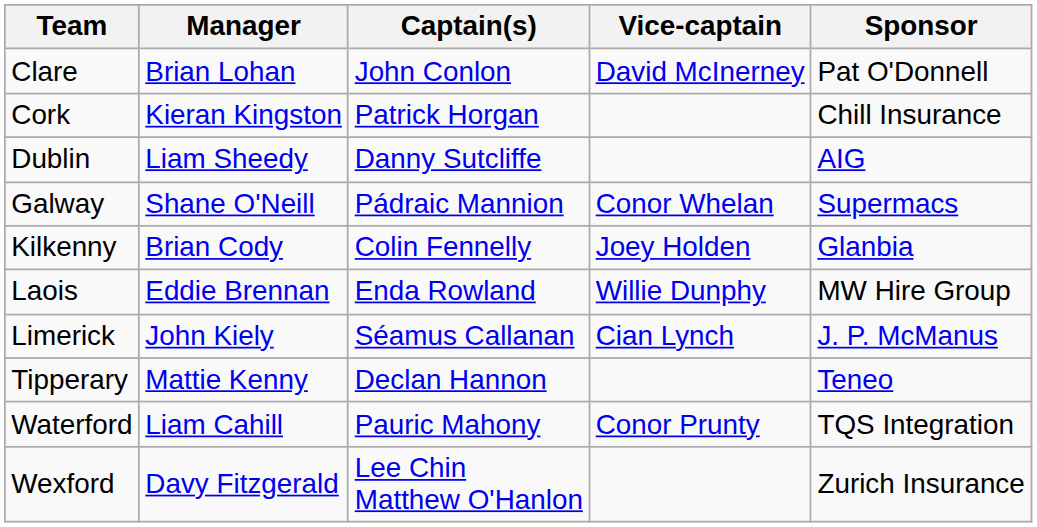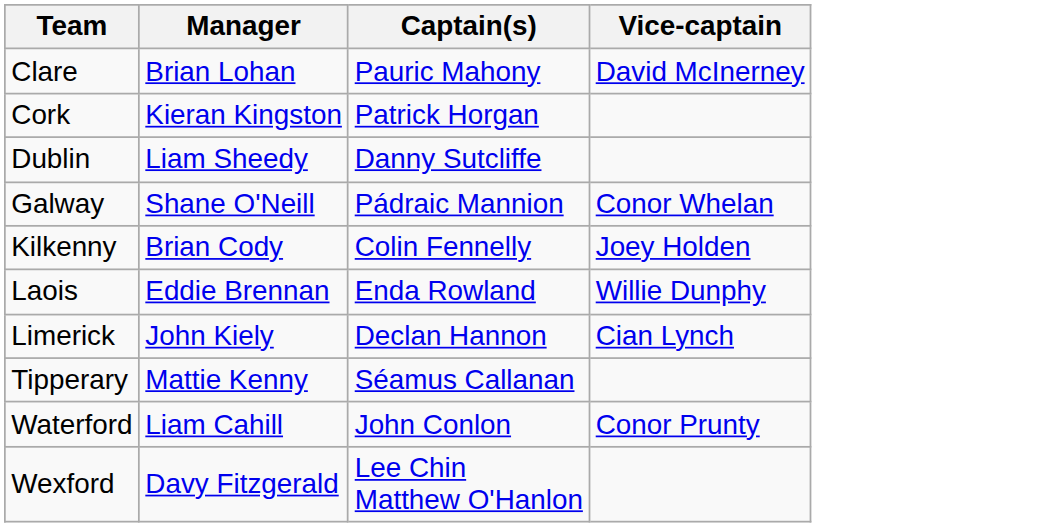- column: (921, 26)
(433, 70) John Conlon -> (448, 70) Pauric Mahony
(465, 335) Séamus Callanan -> (451, 335) Declan Hannon
(451, 379) Declan Hannon -> (465, 379) Séamus Callanan
(448, 423) Pauric Mahony -> (433, 423) John Conlon
